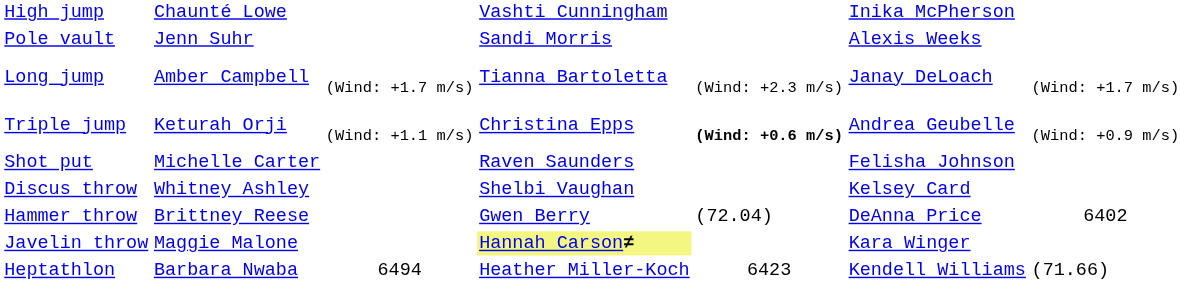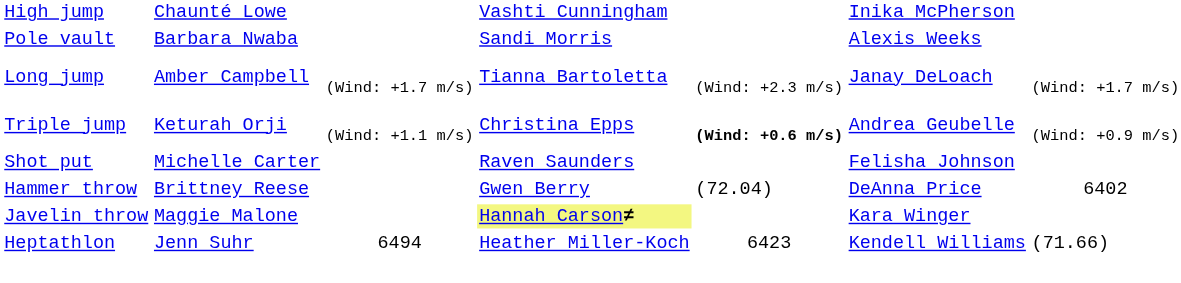(204, 39) Jenn Suhr -> (226, 39) Barbara Nwaba
- row: (71, 189)
(226, 270) Barbara Nwaba -> (204, 243) Jenn Suhr
